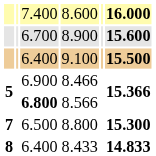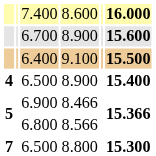+ row: (9, 80)
(39, 102) bold -> (39, 125) normal
- row: (9, 147)
